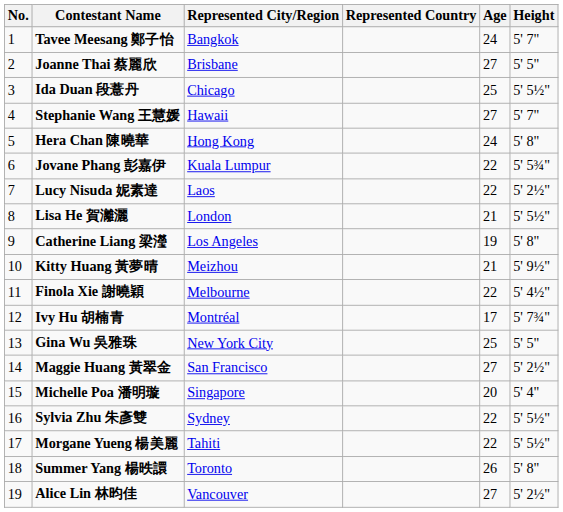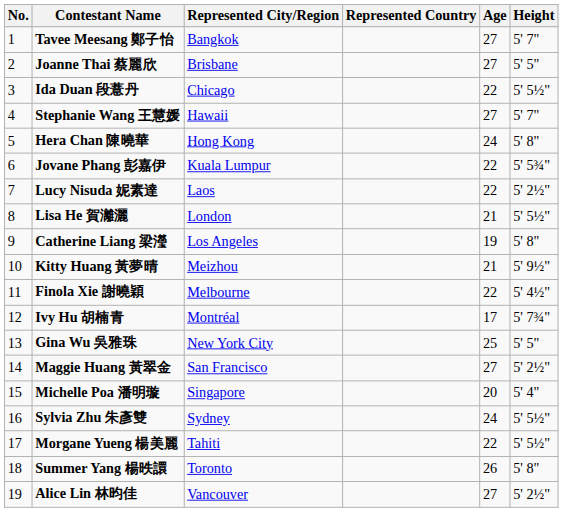(490, 39) 24 -> (490, 39) 27
(490, 90) 25 -> (490, 90) 22
(490, 418) 22 -> (490, 418) 24
